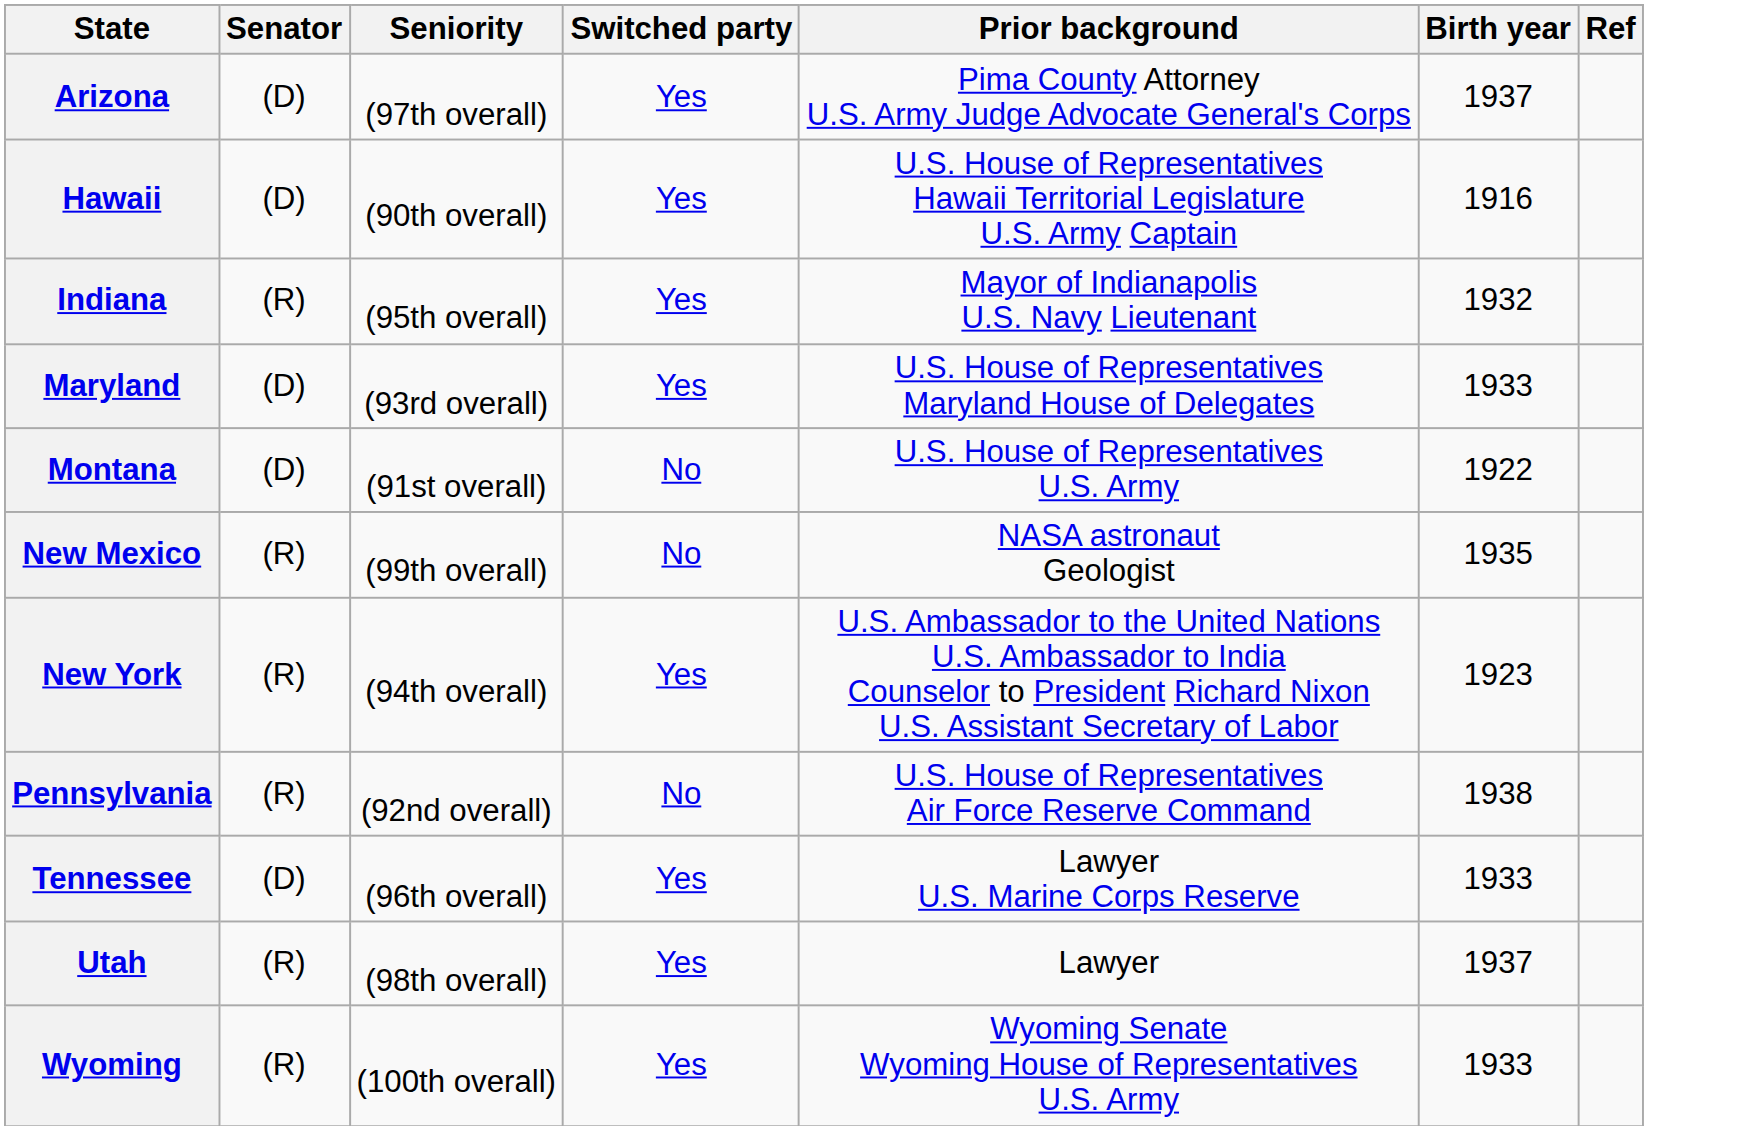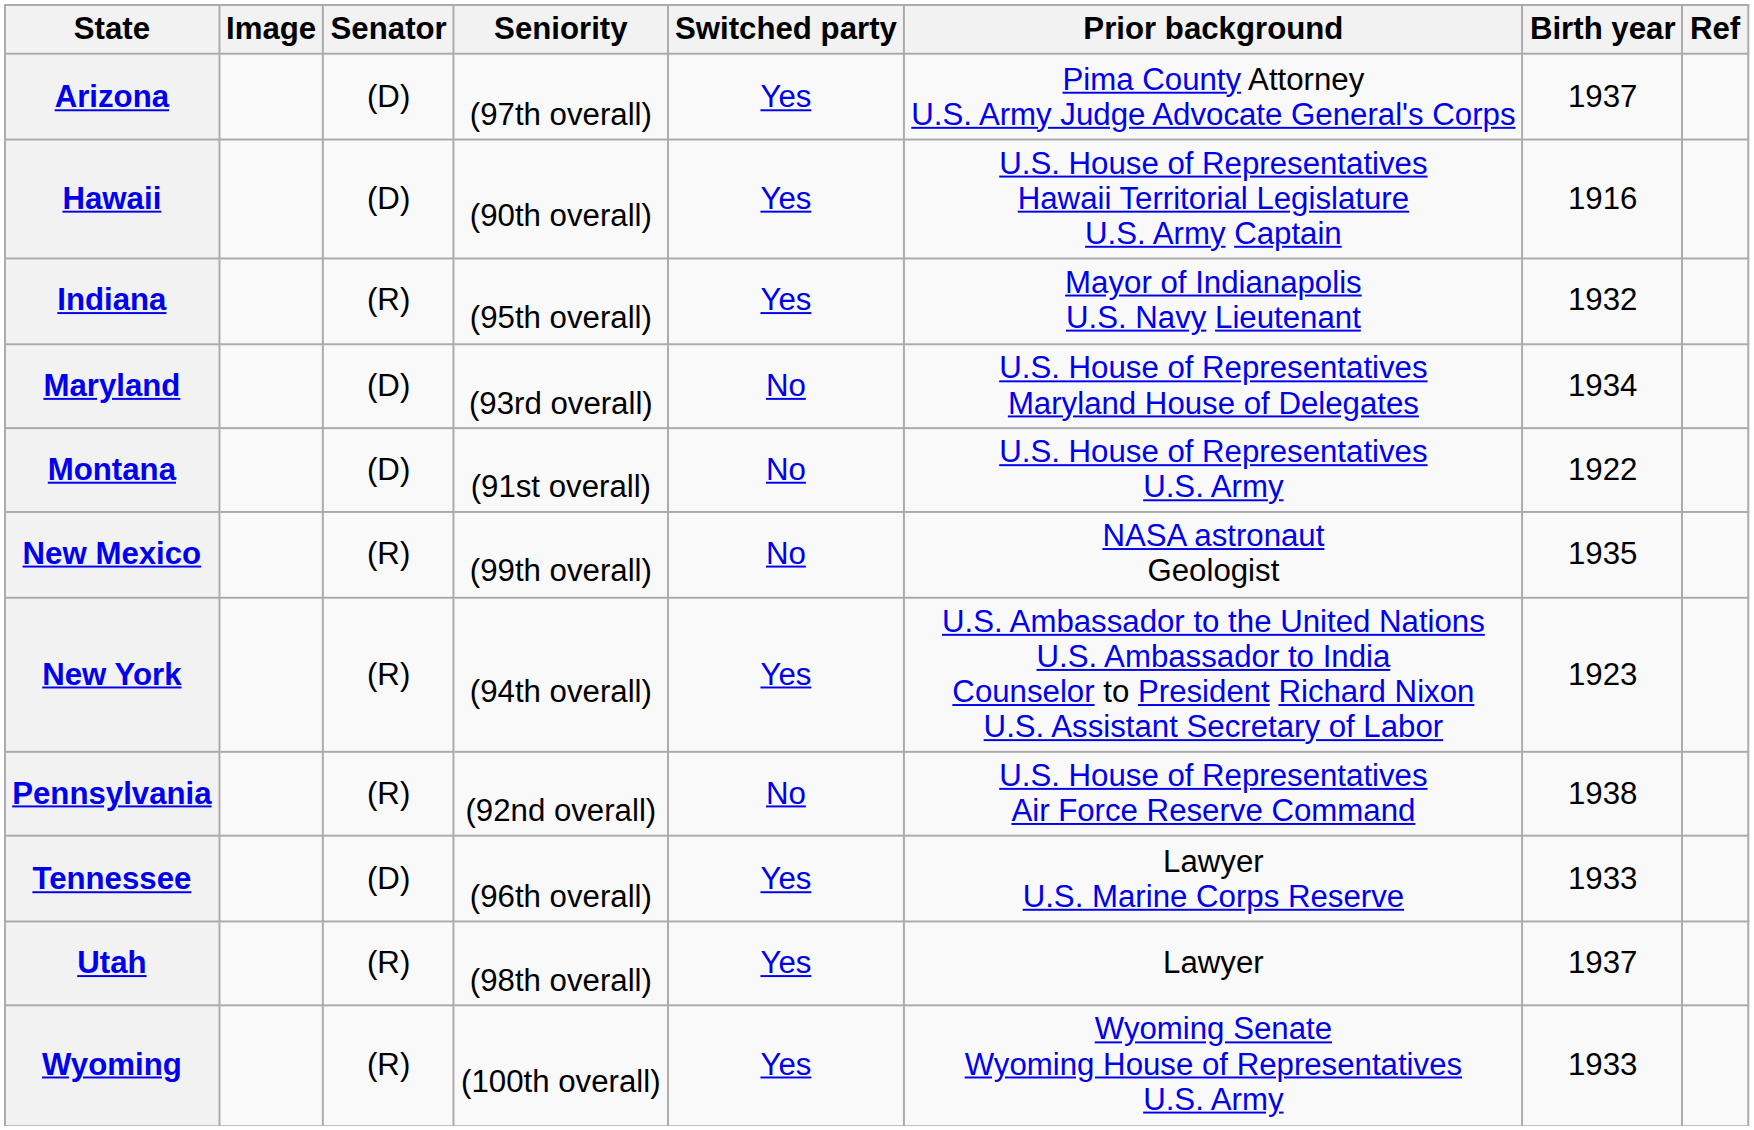+ column: (271, 29)
(681, 385) Yes -> (786, 385) No
(1498, 385) 1933 -> (1603, 385) 1934
